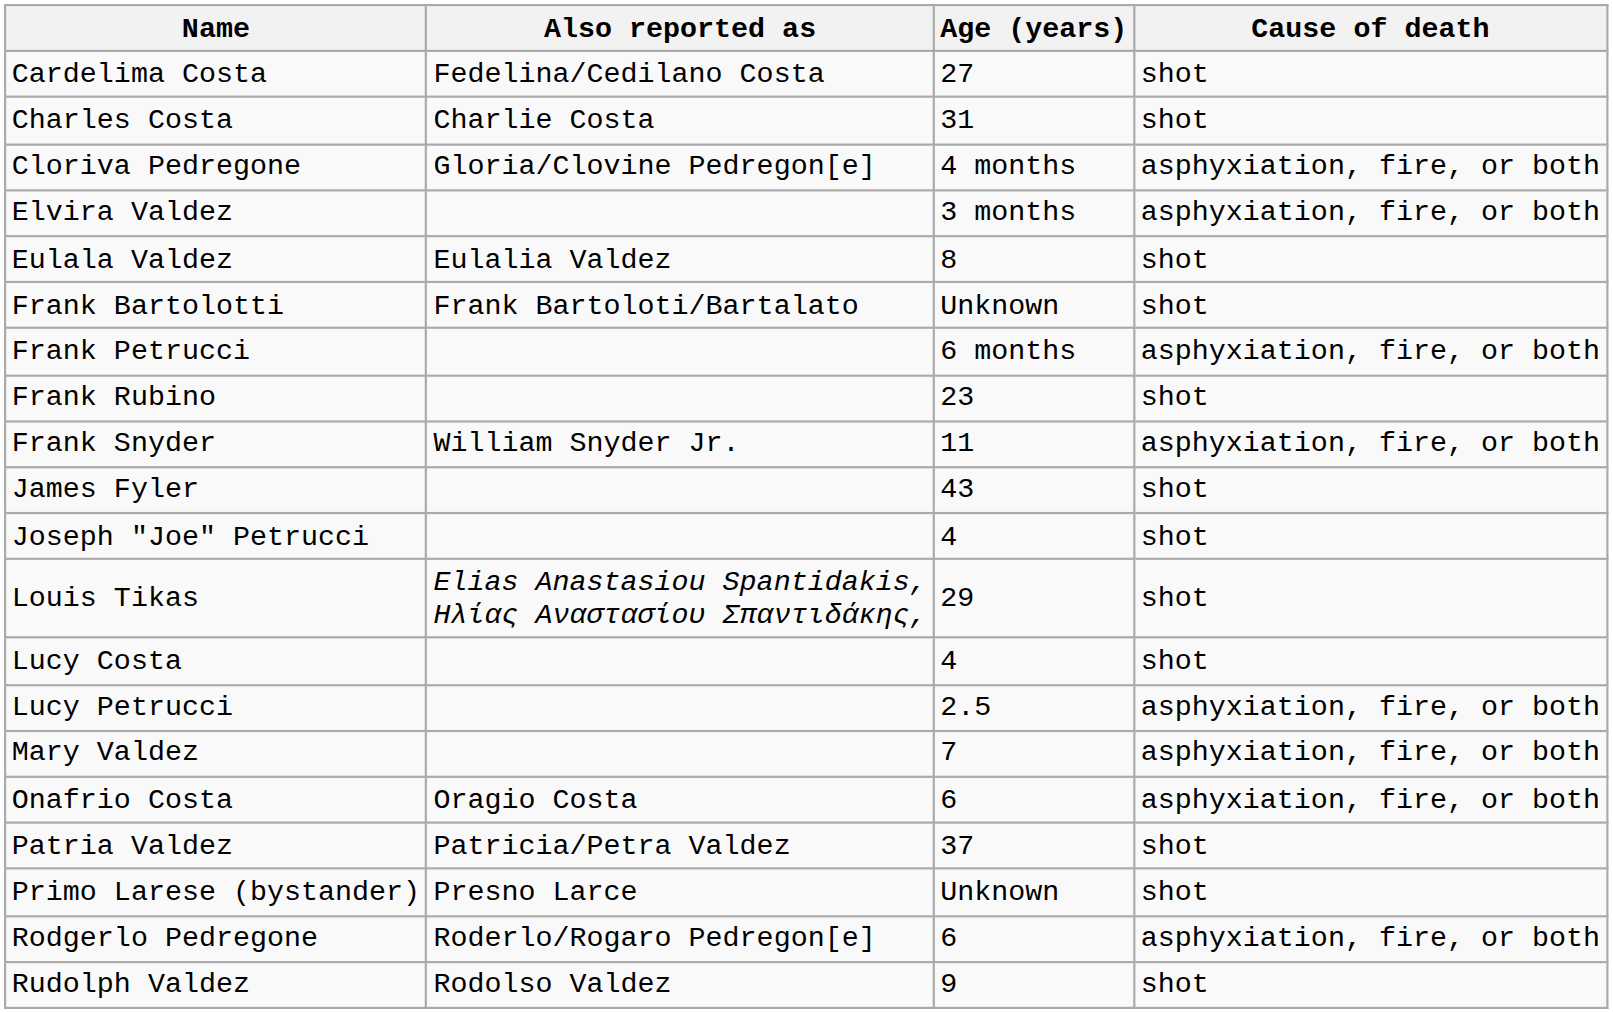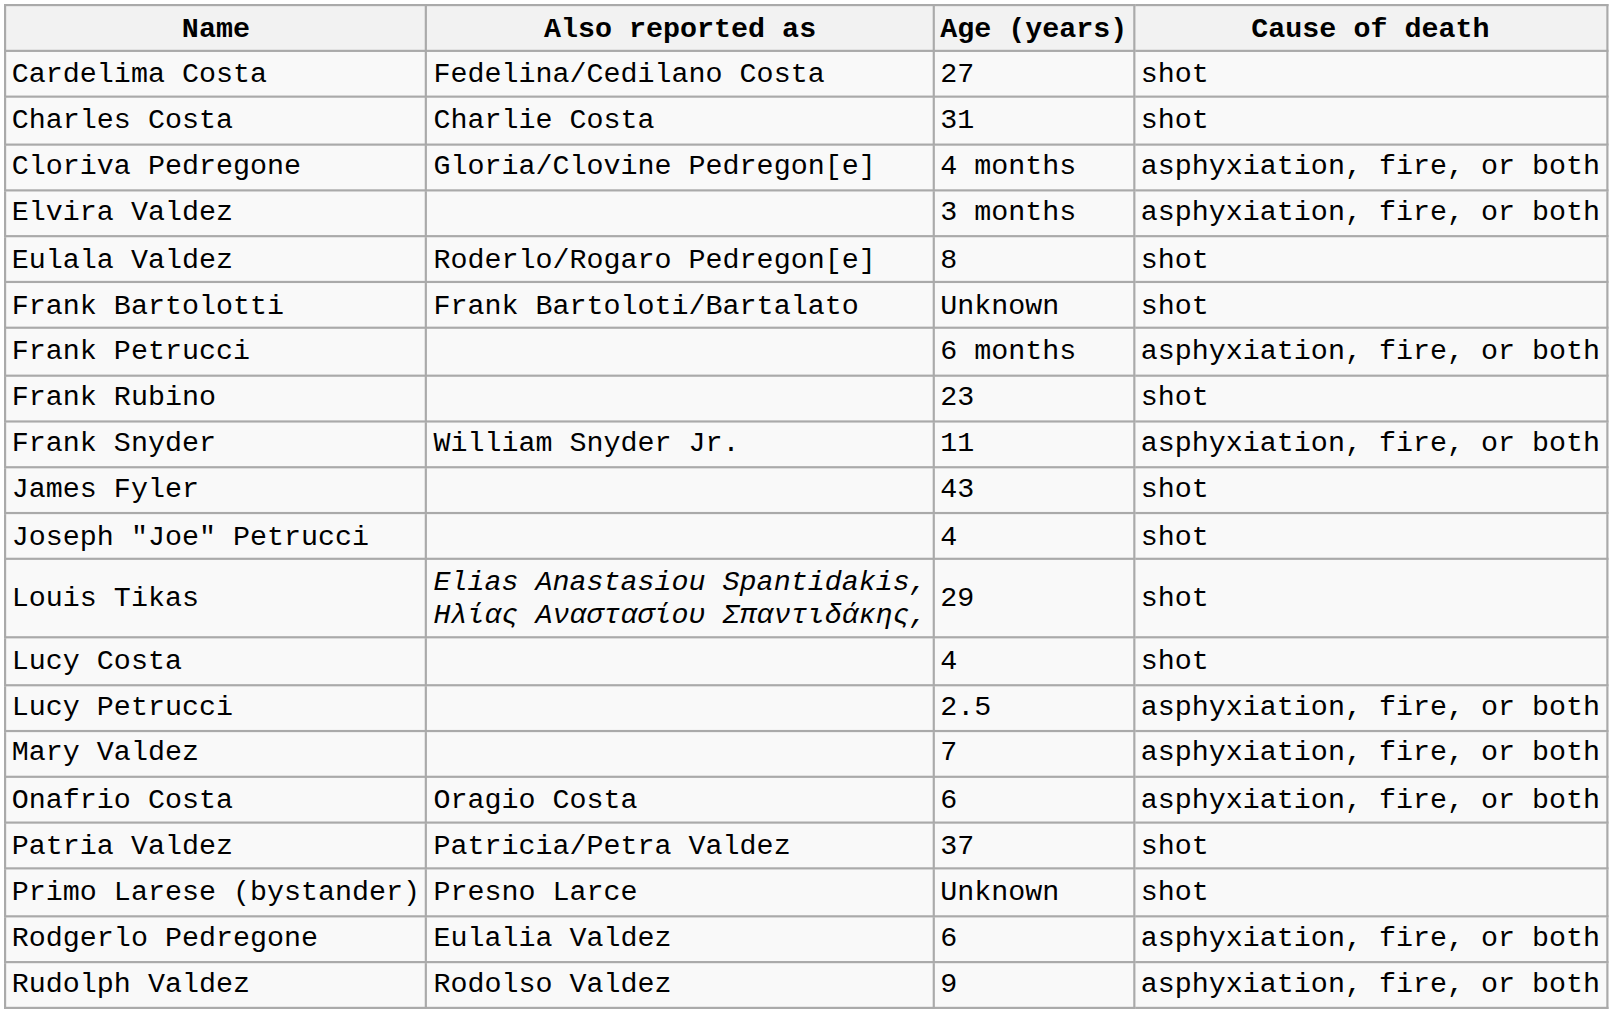(553, 259) Eulalia Valdez -> (655, 259) Roderlo/Rogaro Pedregon[e]
(655, 938) Roderlo/Rogaro Pedregon[e] -> (553, 938) Eulalia Valdez
(1175, 985) shot -> (1370, 985) asphyxiation, fire, or both
